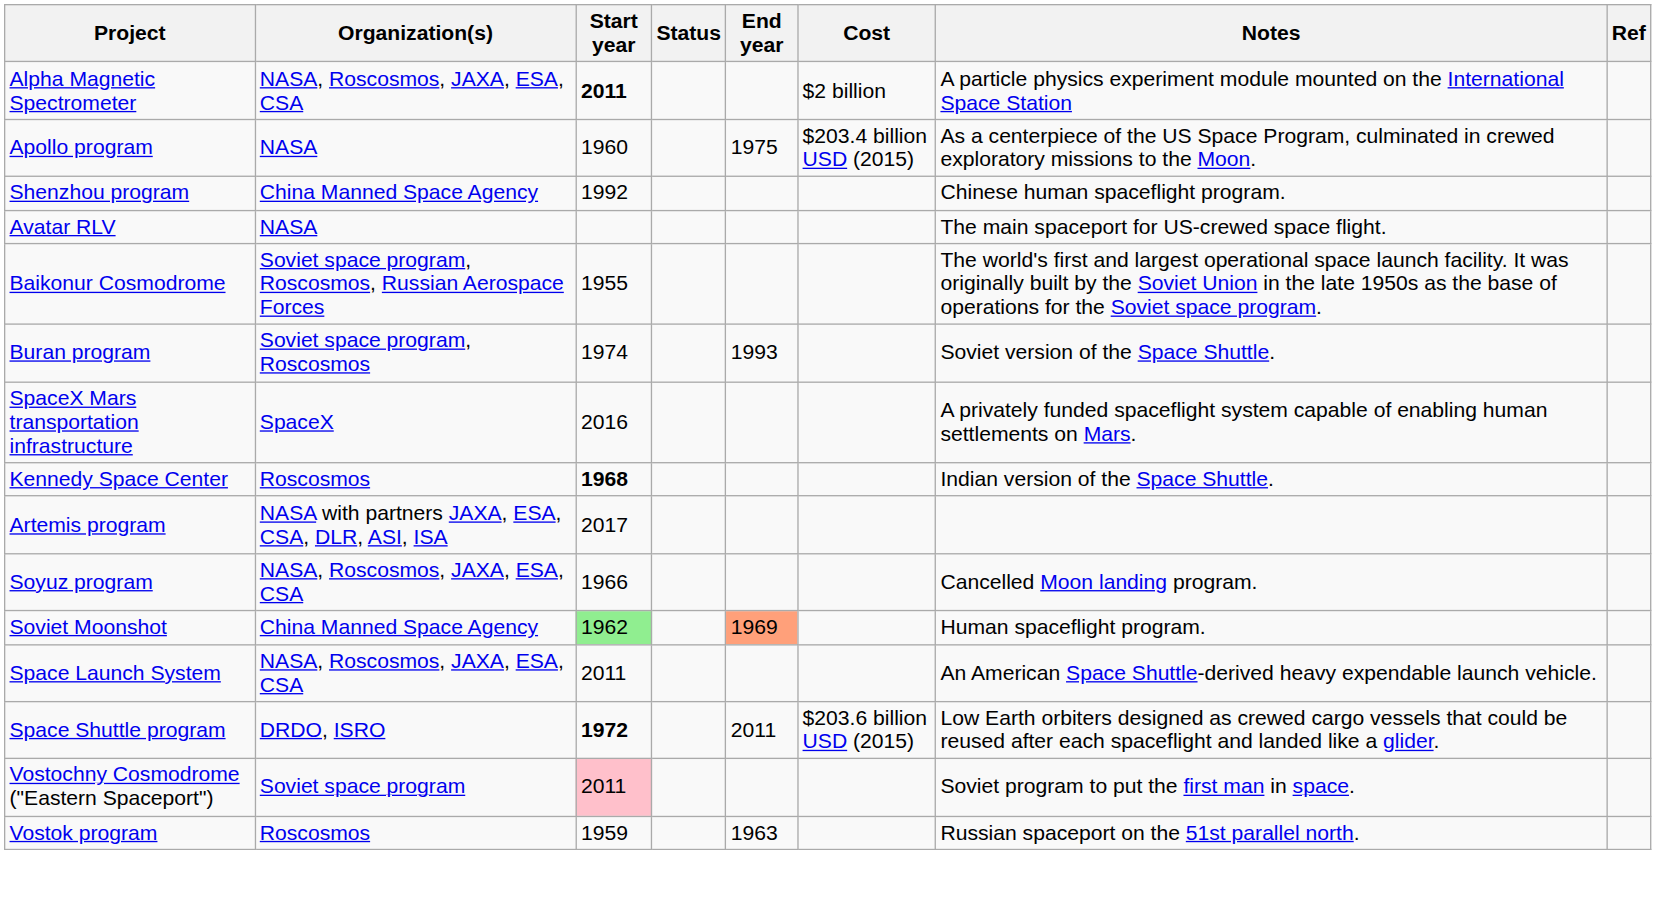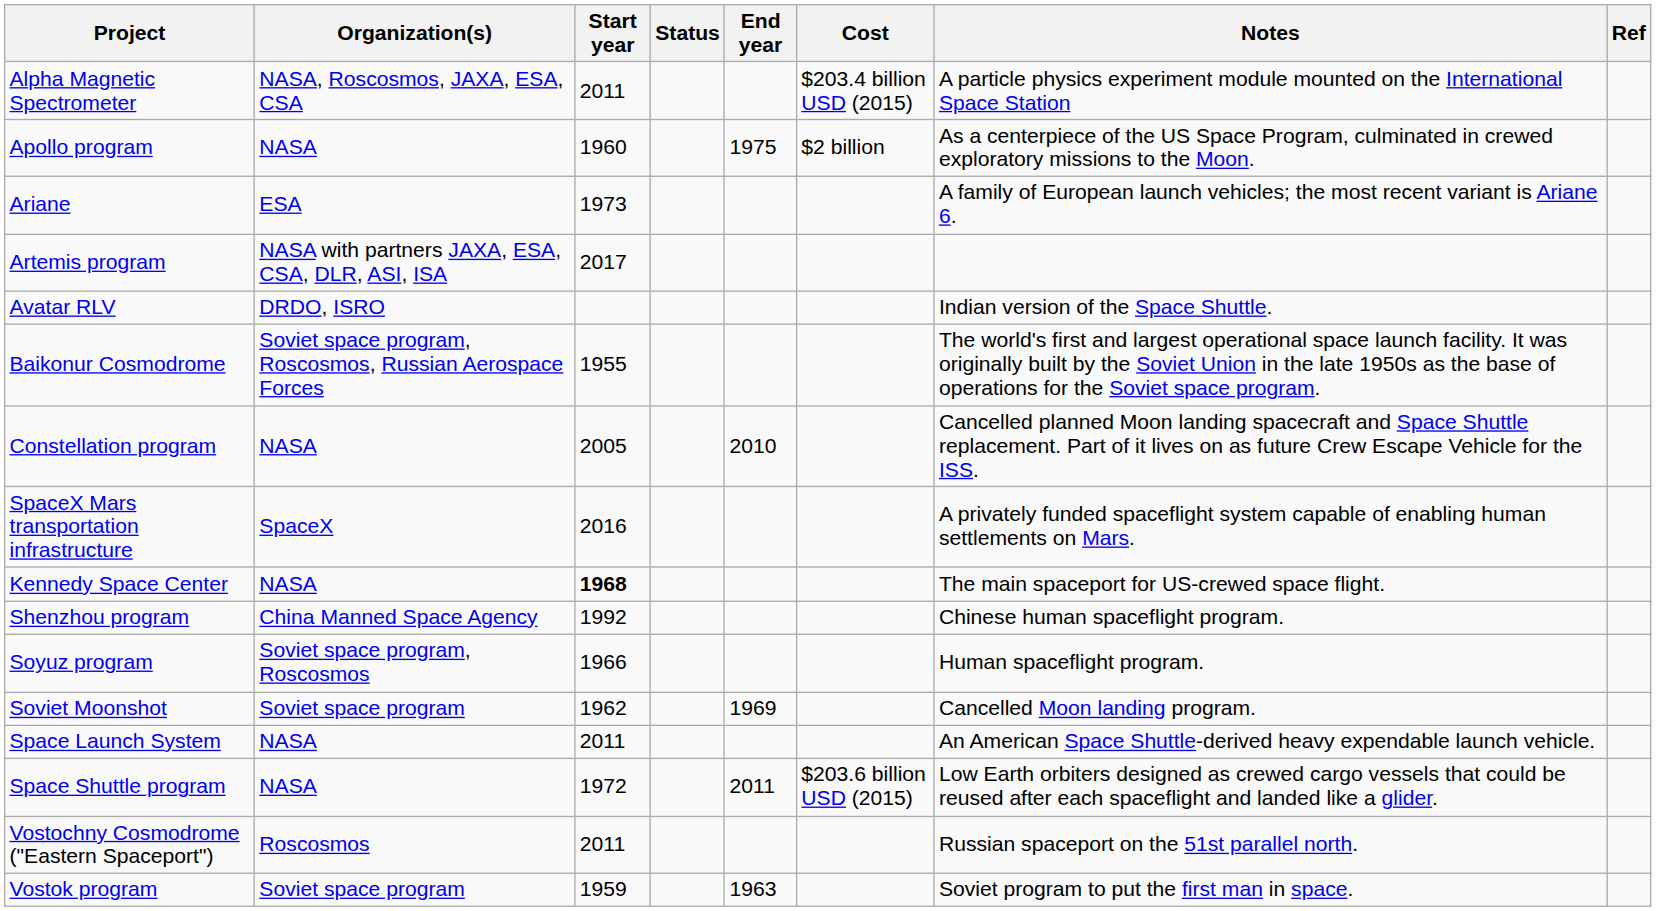(604, 90) bold -> (603, 90) normal
(844, 90) $2 billion -> (864, 90) $203.4 billion USD (2015)
(865, 147) $203.4 billion USD (2015) -> (843, 147) $2 billion
+ row: (40, 204)
rows swapped: (88, 524) <-> (99, 193)
(289, 226) NASA -> (322, 307) DRDO, ISRO
(1163, 226) The main spaceport for US-crewed space flight. -> (1106, 307) Indian version of the Space Shuttle.
- row: (80, 352)
+ row: (113, 445)
(315, 479) Roscosmos -> (288, 584) NASA
(1107, 479) Indian version of the Space Shuttle. -> (1162, 584) The main spaceport for US-crewed space flight.
(412, 581) NASA, Roscosmos, JAXA, ESA, CSA -> (365, 662) Soviet space program, Roscosmos
(1099, 581) Cancelled Moon landing program. -> (1072, 662) Human spaceflight program.
(399, 627) China Manned Space Agency -> (362, 708) Soviet space program
(604, 627) lightgreen background -> (603, 708) no background
(754, 627) lightsalmon background -> (753, 708) no background
(1073, 627) Human spaceflight program. -> (1097, 708) Cancelled Moon landing program.
(412, 672) NASA, Roscosmos, JAXA, ESA, CSA -> (288, 741) NASA
(323, 729) DRDO, ISRO -> (288, 787) NASA
(604, 729) bold -> (603, 787) normal
(363, 787) Soviet space program -> (314, 844) Roscosmos
(604, 787) pink background -> (603, 844) no background
(1148, 787) Soviet program to put the first man in space. -> (1149, 844) Russian spaceport on the 51st parallel north.
(315, 832) Roscosmos -> (362, 889) Soviet space program
(1150, 832) Russian spaceport on the 51st parallel north. -> (1146, 889) Soviet program to put the first man in space.
